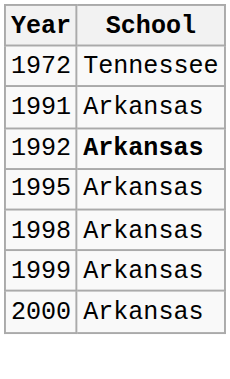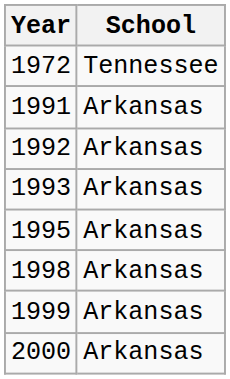(143, 148) bold -> (143, 148) normal
+ row: (41, 189)
